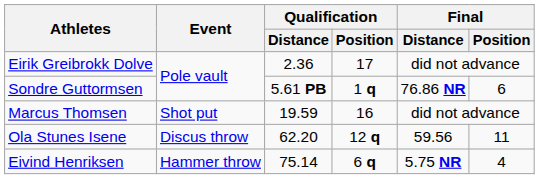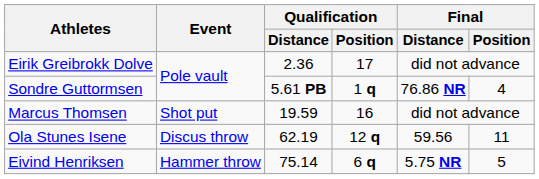(502, 89) 6 -> (502, 89) 4
(298, 137) 62.20 -> (298, 137) 62.19
(502, 162) 4 -> (502, 162) 5
